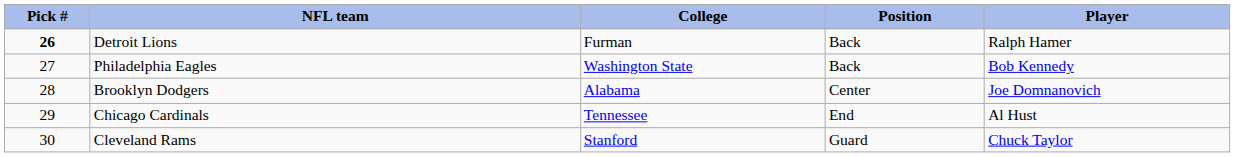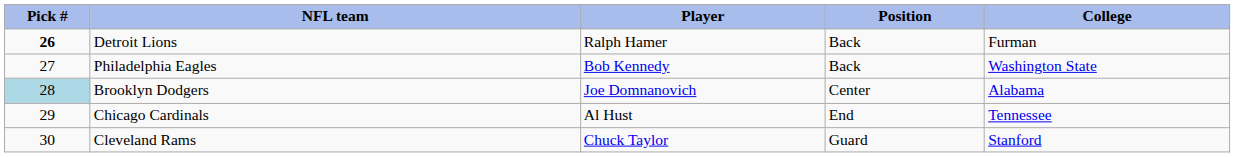columns swapped: (1107, 16) <-> (703, 16)
(47, 90) no background -> (47, 90) lightblue background
